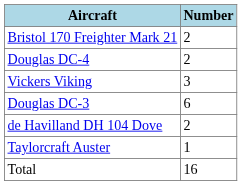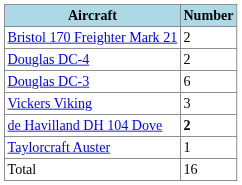rows swapped: (48, 103) <-> (50, 81)
(187, 125) normal -> (187, 125) bold
